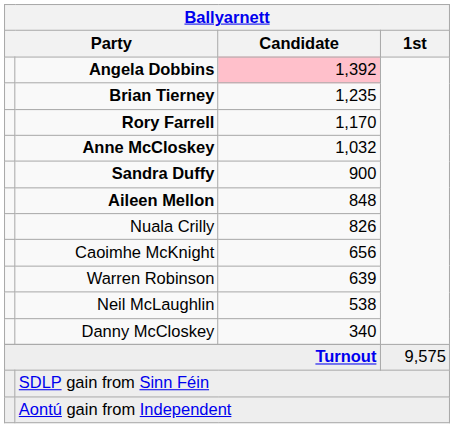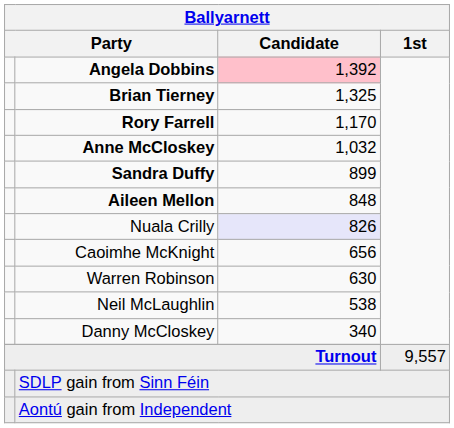(356, 95) 1,235 -> (356, 95) 1,325
(363, 174) 900 -> (363, 174) 899
(363, 226) no background -> (363, 226) lavender background
(363, 278) 639 -> (363, 278) 630
(425, 357) 9,575 -> (425, 357) 9,557
